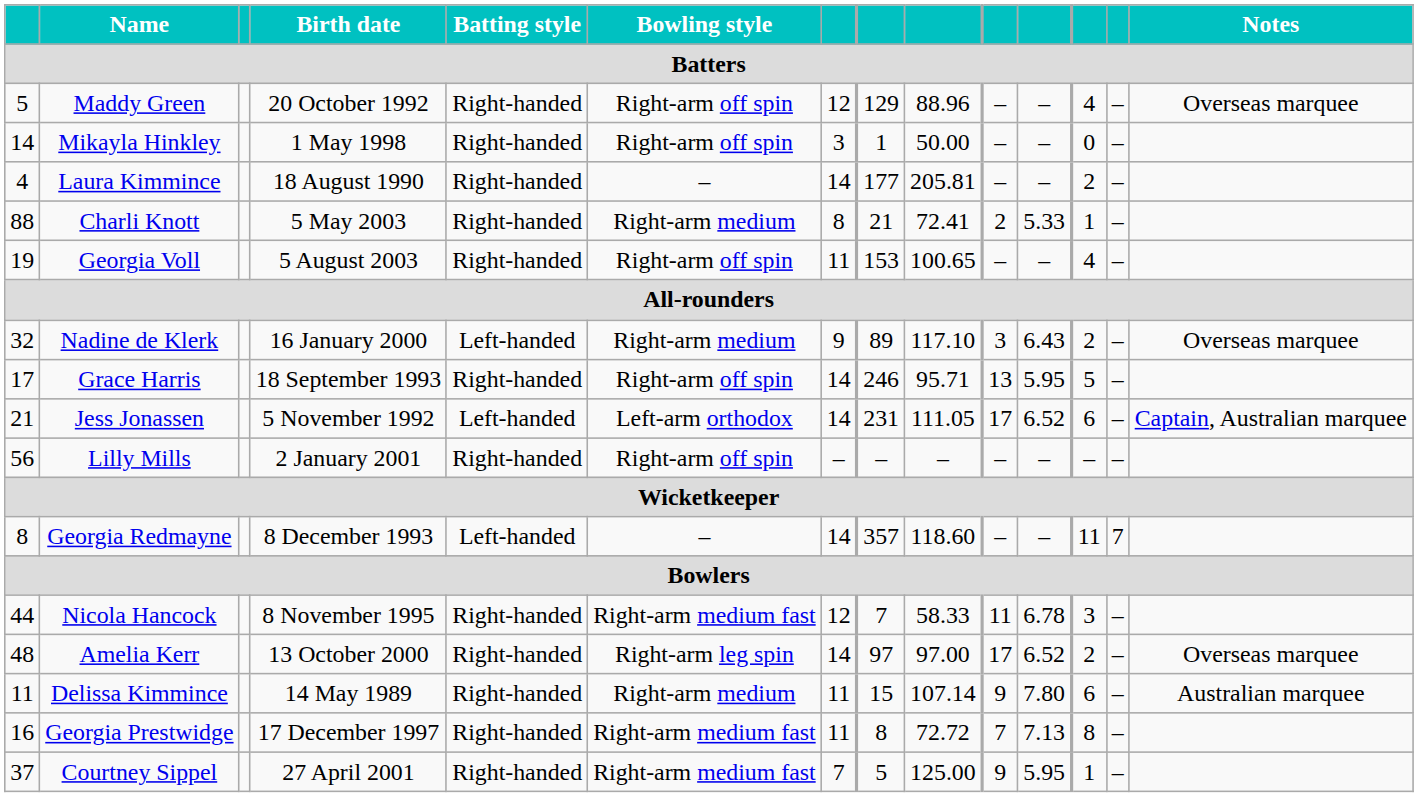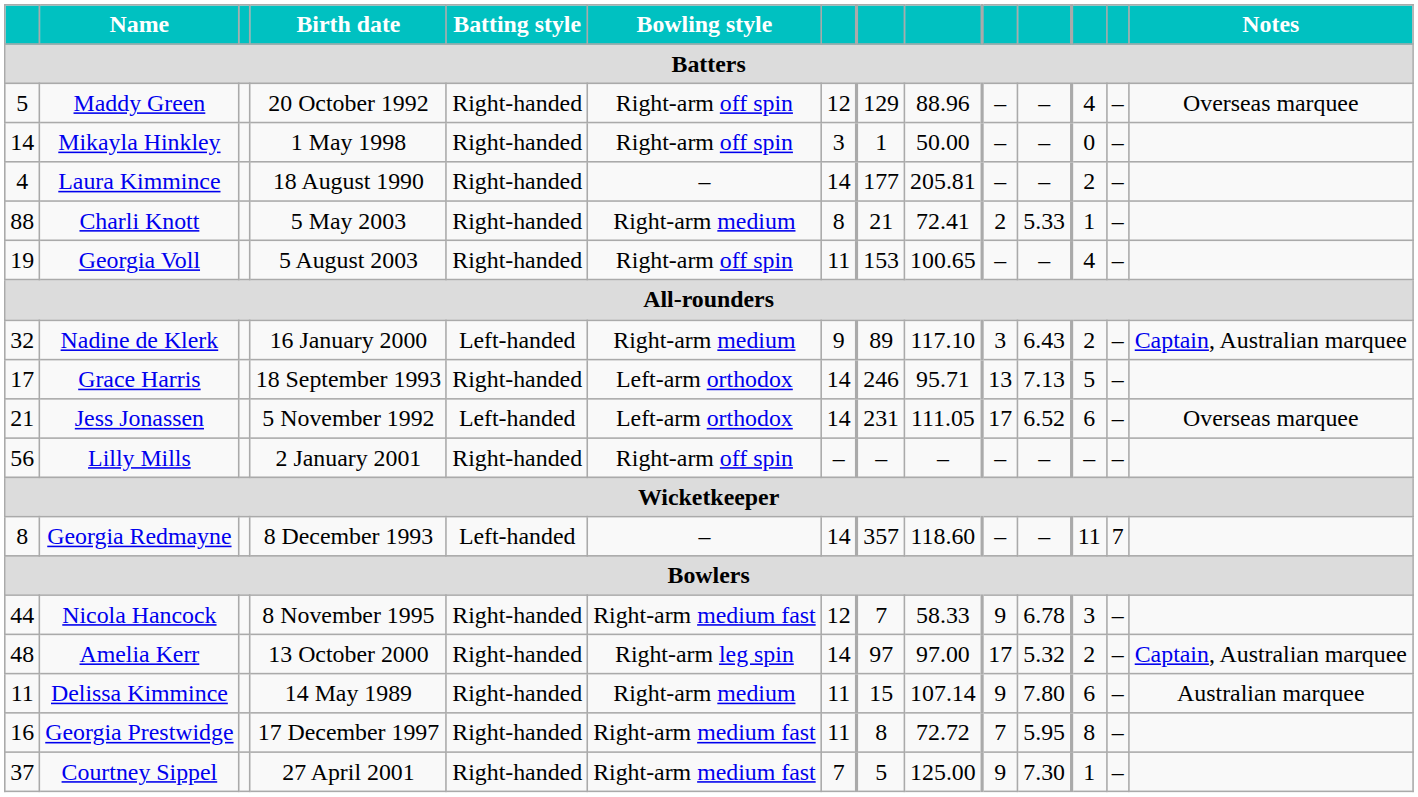(1271, 339) Overseas marquee -> (1271, 339) Captain, Australian marquee
(704, 378) Right-arm off spin -> (704, 378) Left-arm orthodox
(1044, 378) 5.95 -> (1044, 378) 7.13
(1271, 417) Captain, Australian marquee -> (1271, 417) Overseas marquee
(1000, 614) 11 -> (1000, 614) 9
(1044, 653) 6.52 -> (1044, 653) 5.32
(1271, 653) Overseas marquee -> (1271, 653) Captain, Australian marquee
(1044, 732) 7.13 -> (1044, 732) 5.95
(1044, 771) 5.95 -> (1044, 771) 7.30
